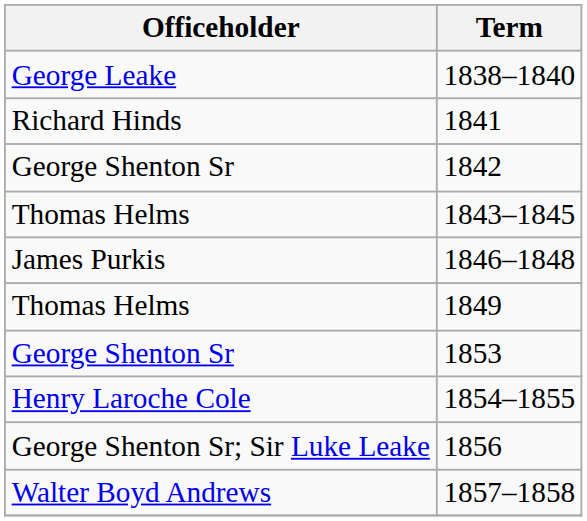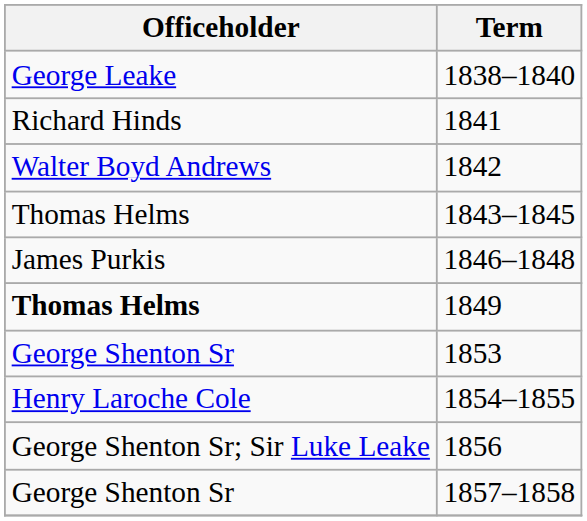(123, 167) George Shenton Sr -> (141, 167) Walter Boyd Andrews
(101, 306) normal -> (106, 306) bold
(141, 492) Walter Boyd Andrews -> (123, 492) George Shenton Sr
